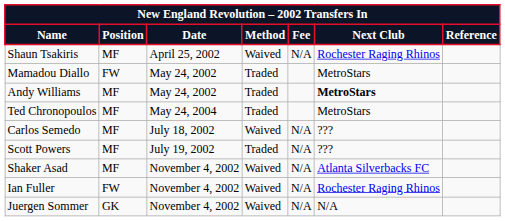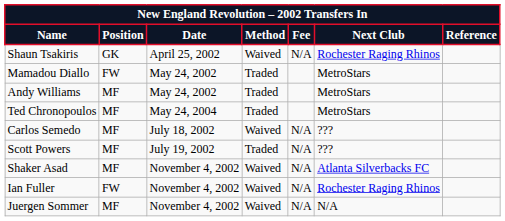(111, 54) MF -> (111, 54) GK
(346, 92) bold -> (344, 92) normal
(111, 206) GK -> (111, 206) MF
